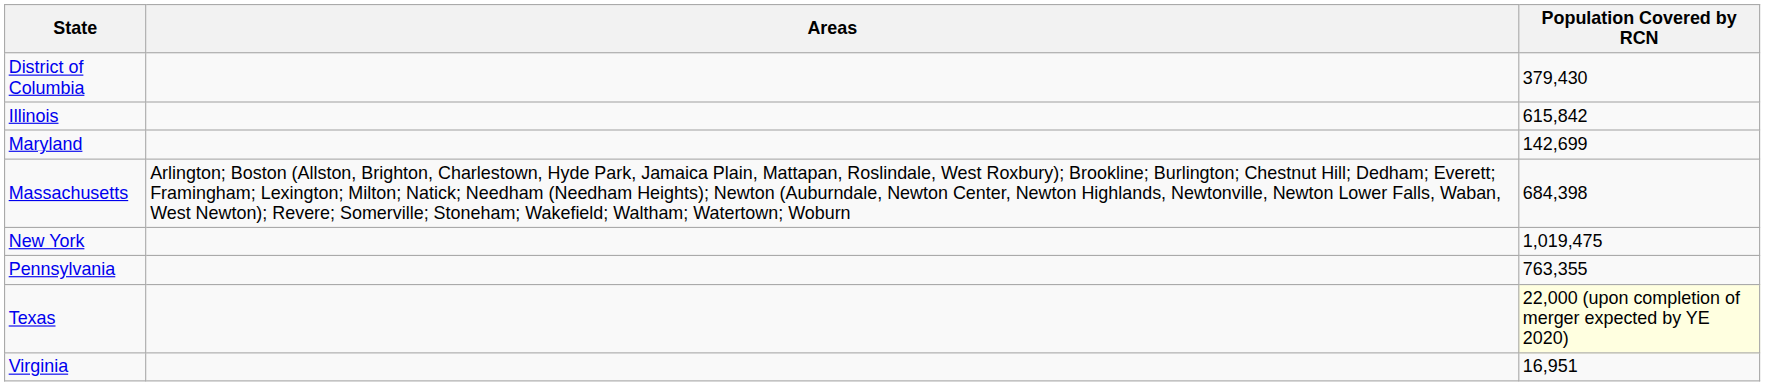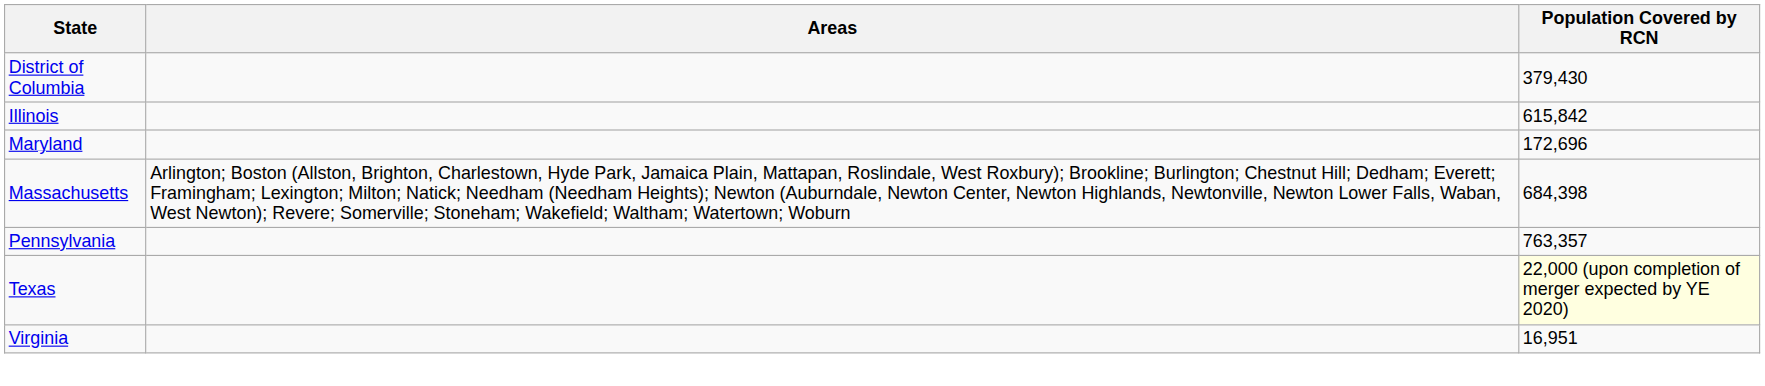(1555, 144) 142,699 -> (1555, 144) 172,696
- row: (47, 241)
(1555, 269) 763,355 -> (1555, 241) 763,357
